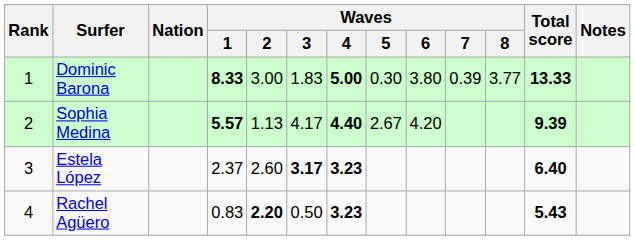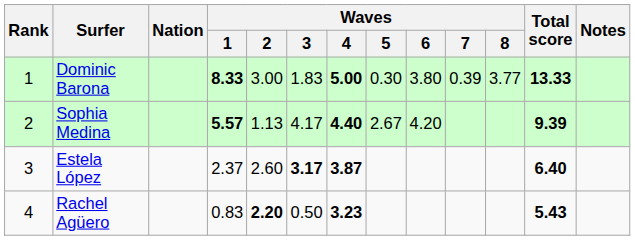(346, 168) 3.23 -> (346, 168) 3.87
